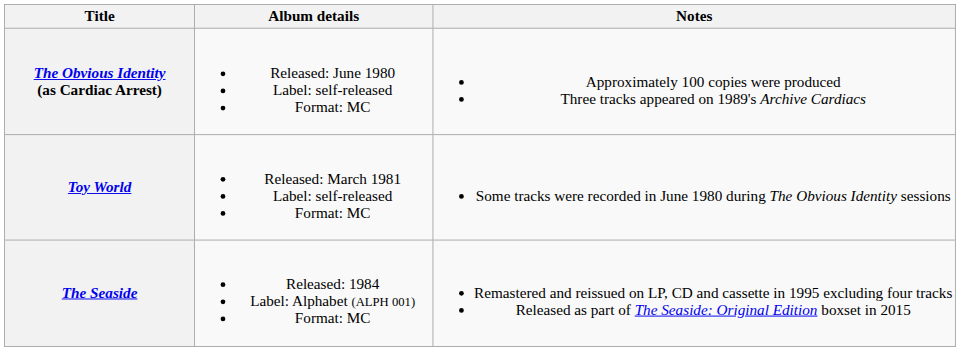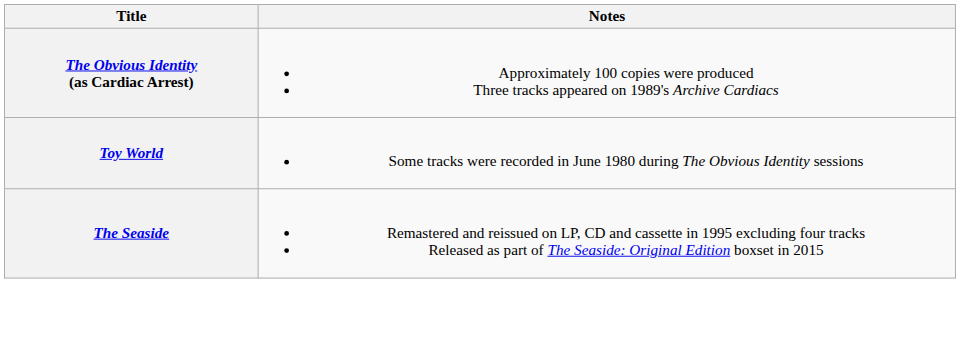- column: (314, 16)
